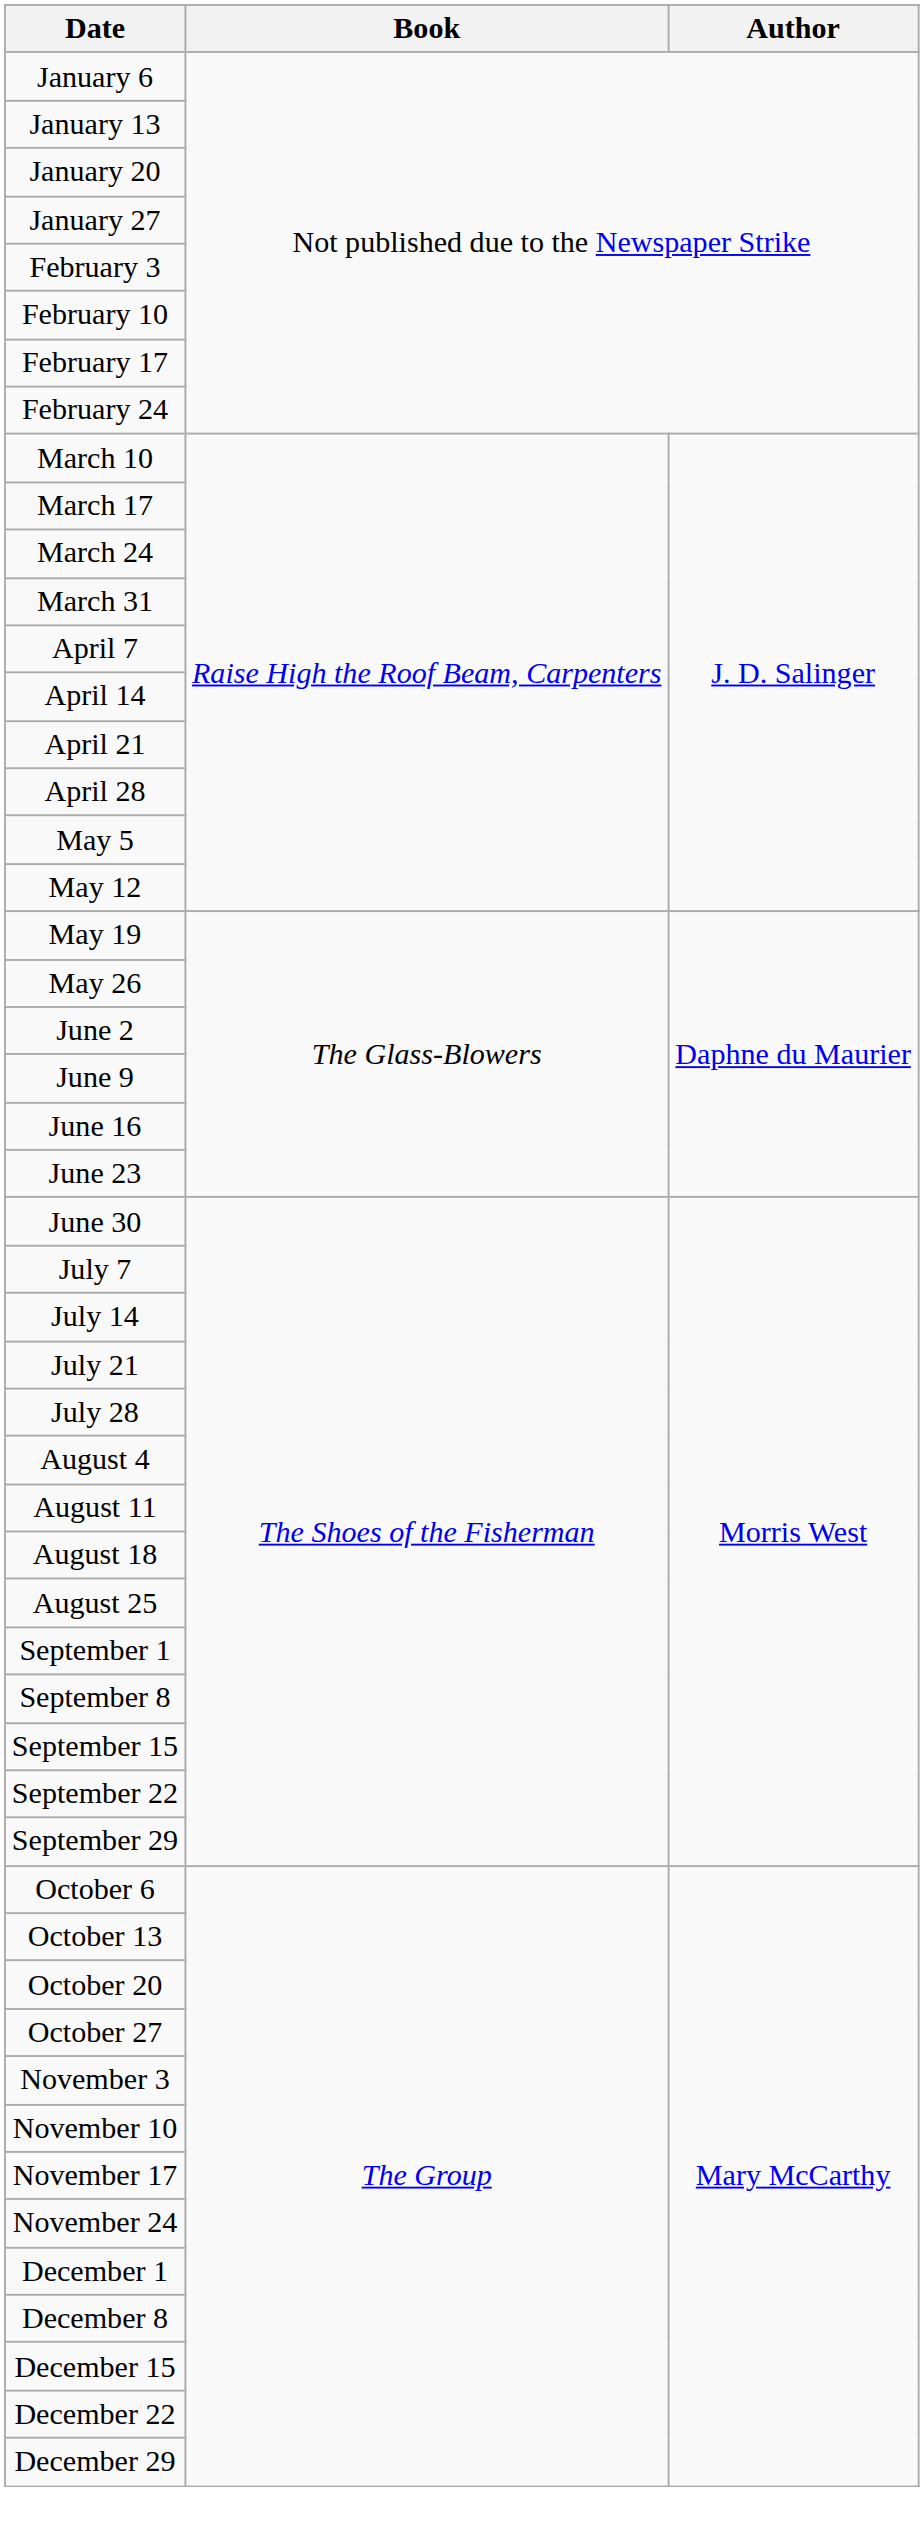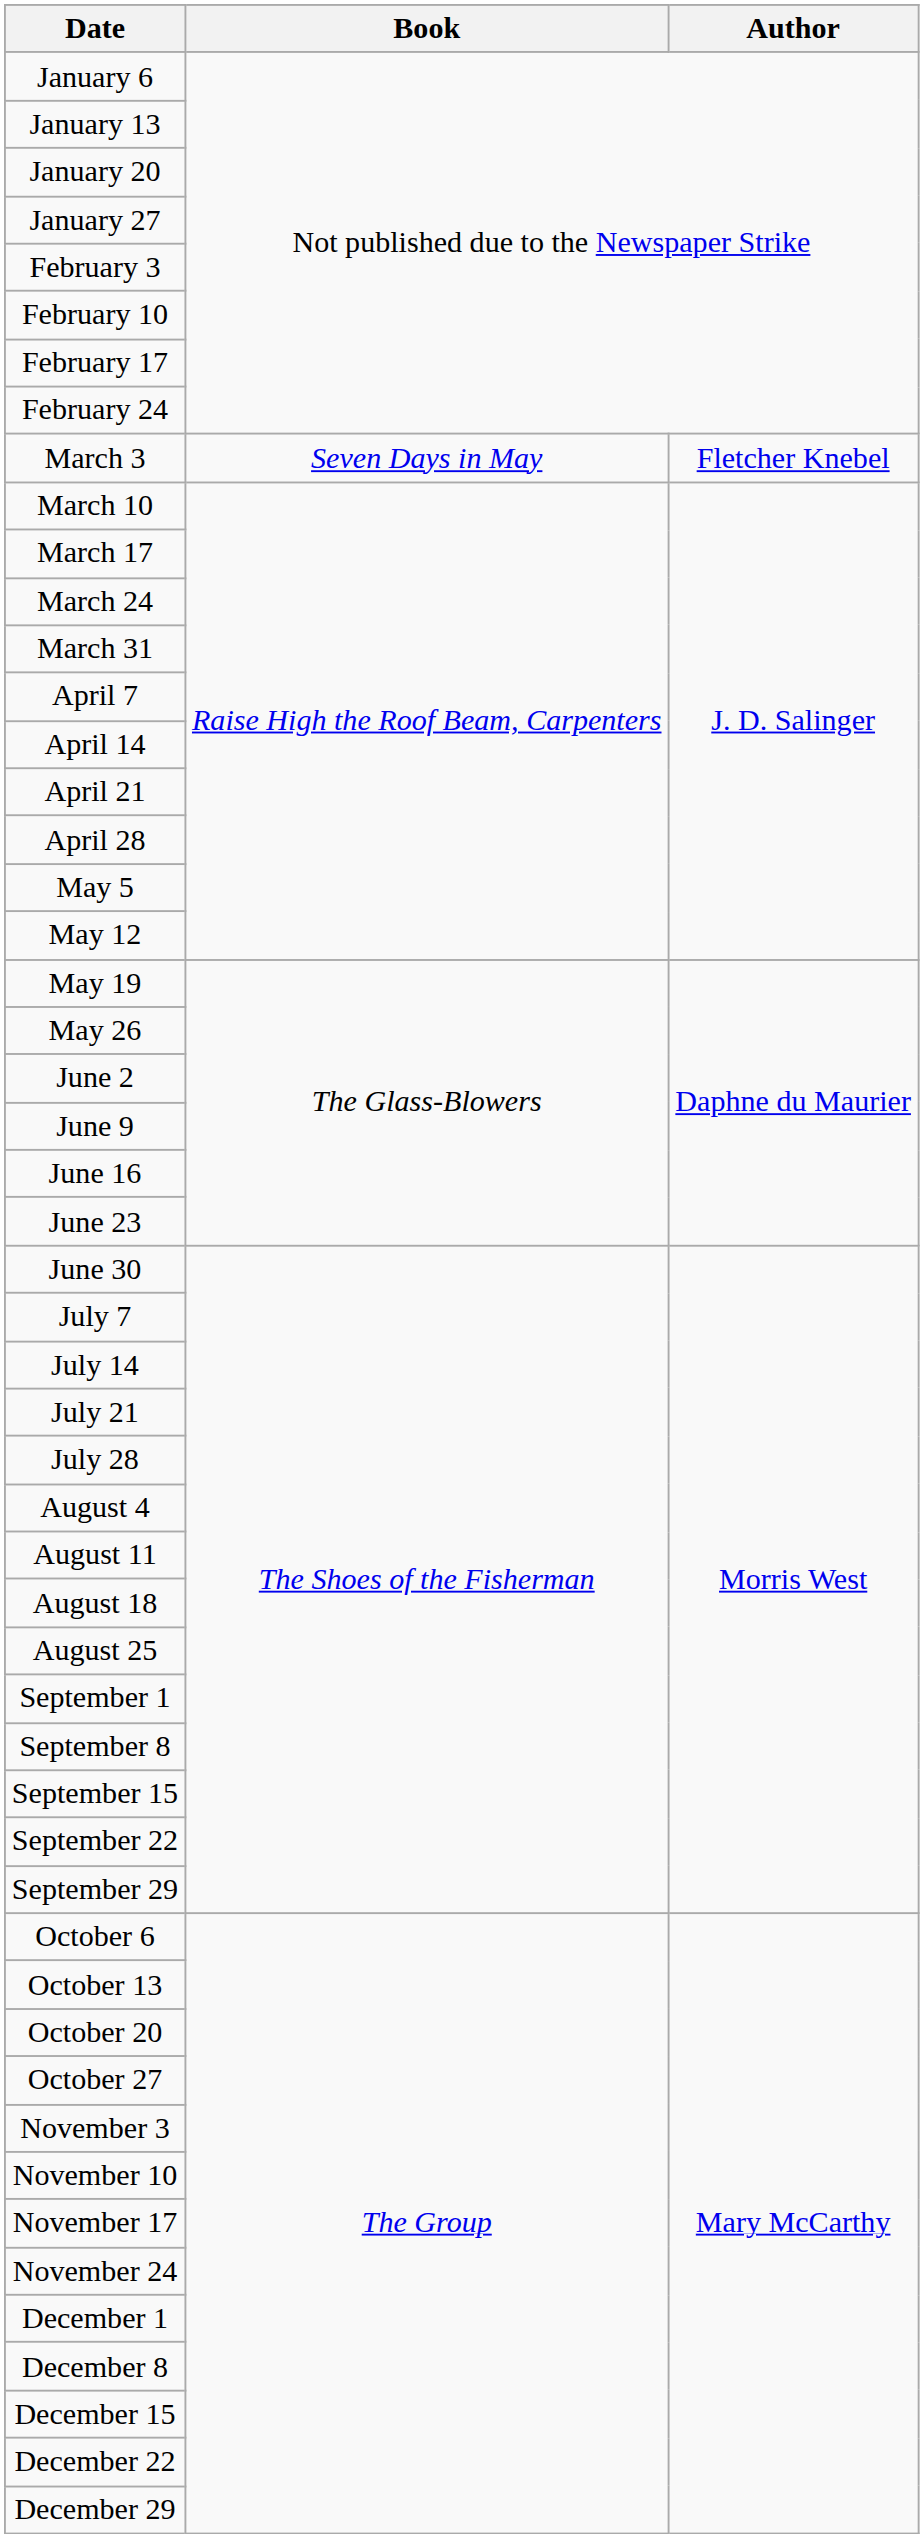+ row: (95, 457)
